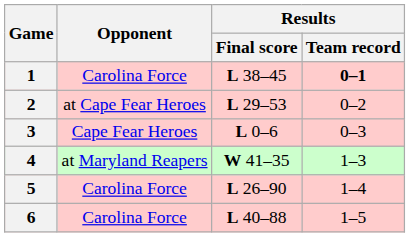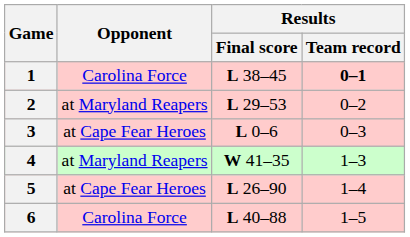(135, 103) at Cape Fear Heroes -> (135, 103) at Maryland Reapers
(135, 132) Cape Fear Heroes -> (135, 132) at Cape Fear Heroes
(135, 188) Carolina Force -> (135, 188) at Cape Fear Heroes
